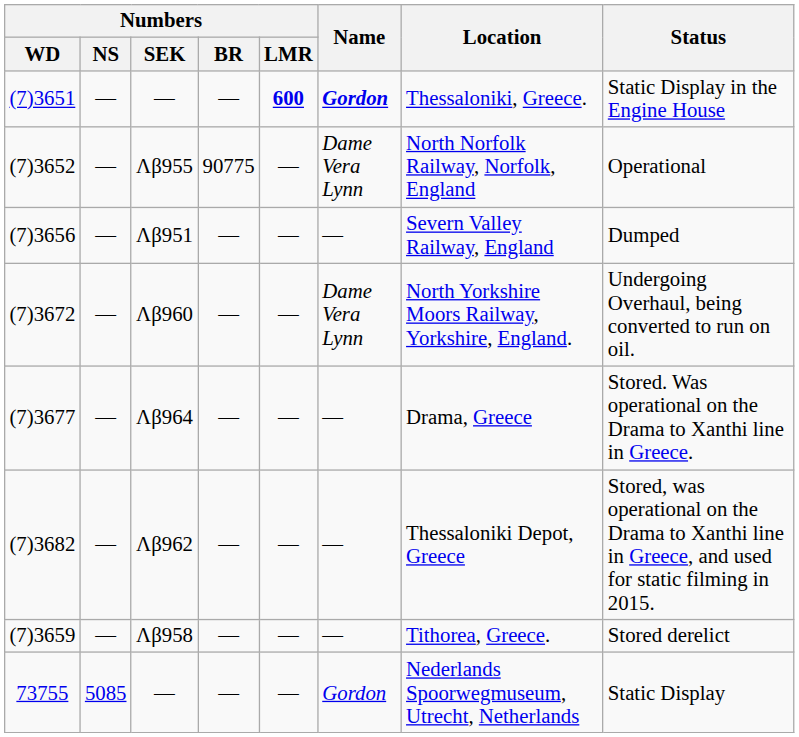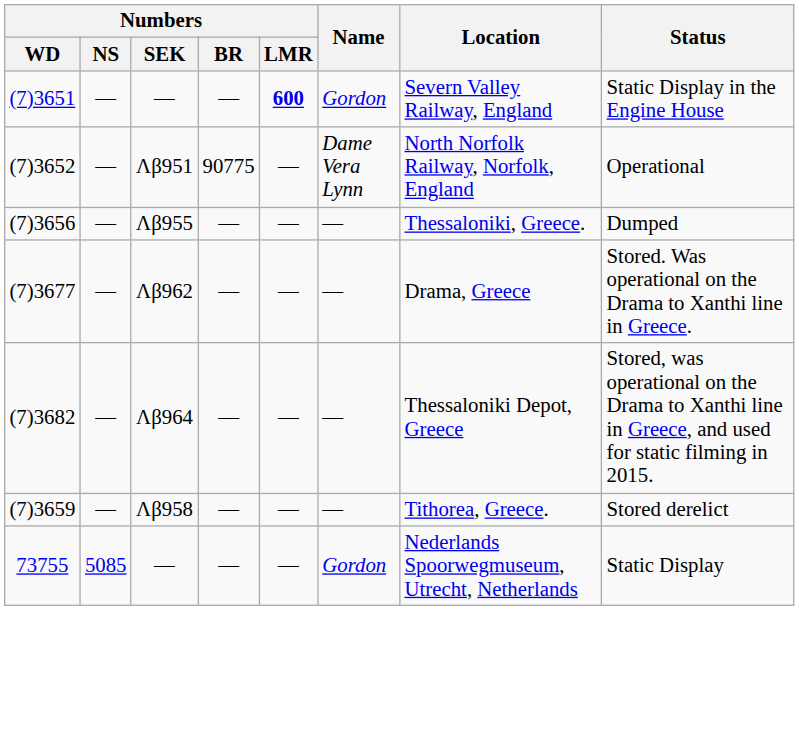(355, 98) bold -> (354, 98) normal
(496, 98) Thessaloniki, Greece. -> (478, 98) Severn Valley Railway, England
(165, 166) Λβ955 -> (165, 166) Λβ951
(165, 234) Λβ951 -> (165, 223) Λβ955
(480, 234) Severn Valley Railway, England -> (495, 223) Thessaloniki, Greece.
- row: (42, 314)
(165, 417) Λβ964 -> (165, 291) Λβ962
(165, 544) Λβ962 -> (165, 417) Λβ964
